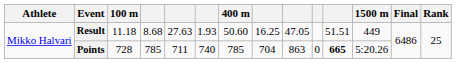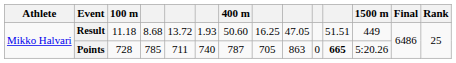(180, 31) 27.63 -> (180, 31) 13.72
(236, 50) 785 -> (236, 50) 787
(267, 50) 704 -> (267, 50) 705
